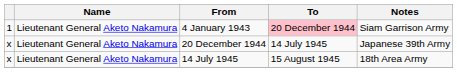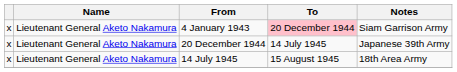(9, 28) 1 -> (9, 28) x
